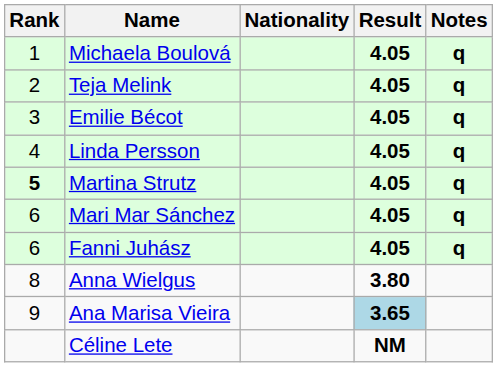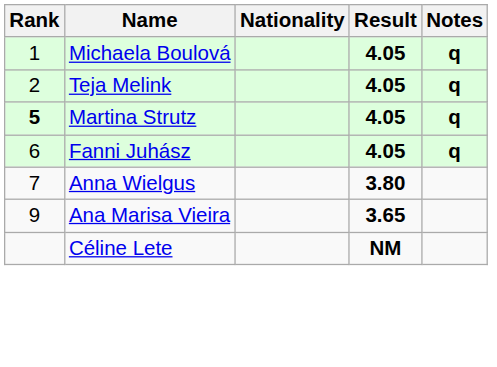- row: (126, 118)
- row: (134, 150)
- row: (152, 215)
(34, 280) 8 -> (34, 183) 7
(390, 313) lightblue background -> (385, 215) no background
